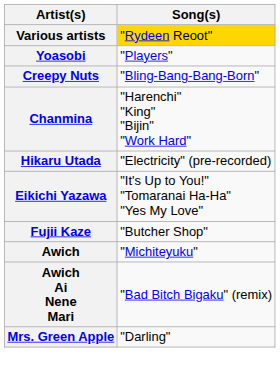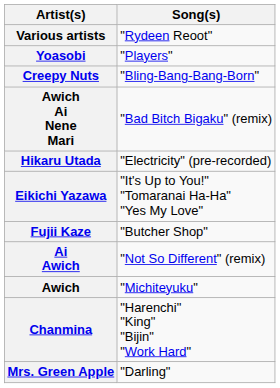(166, 35) gold background -> (166, 35) no background
rows swapped: (61, 118) <-> (61, 294)
+ row: (61, 259)
